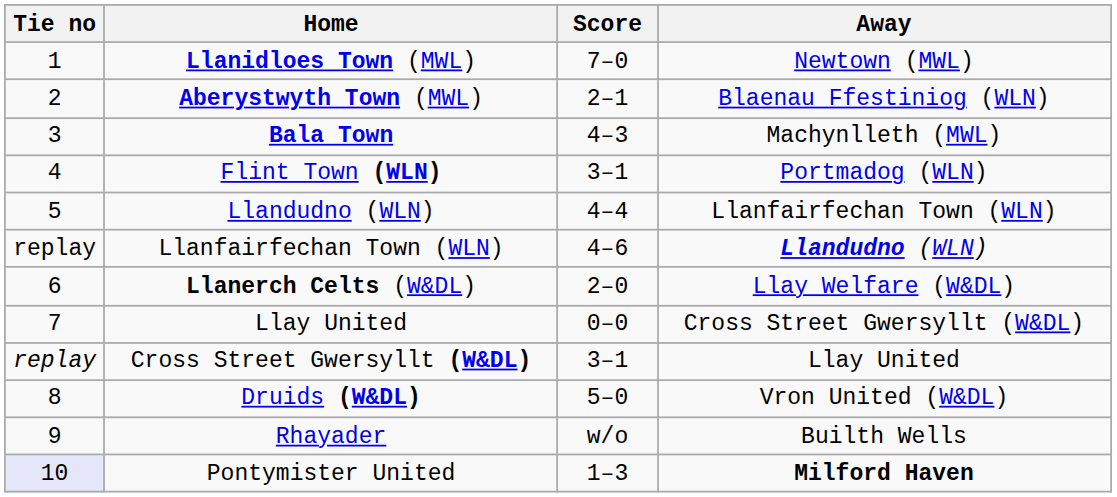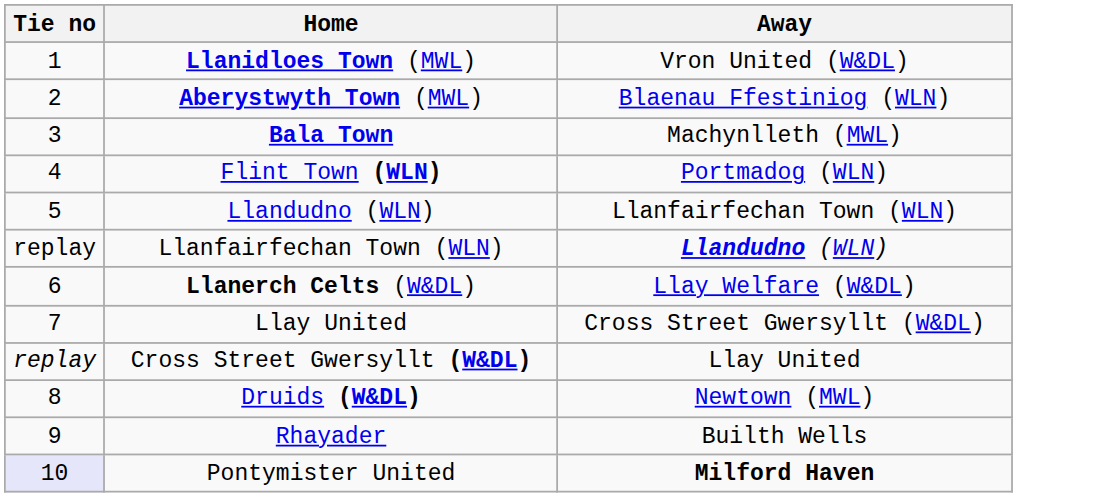- column: (608, 24)
(884, 61) Newtown (MWL) -> (785, 61) Vron United (W&DL)
(884, 399) Vron United (W&DL) -> (785, 399) Newtown (MWL)
